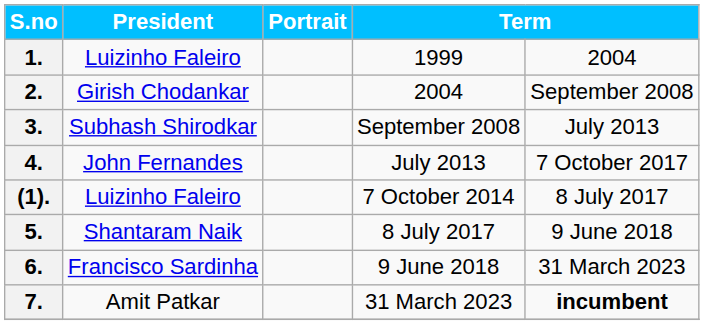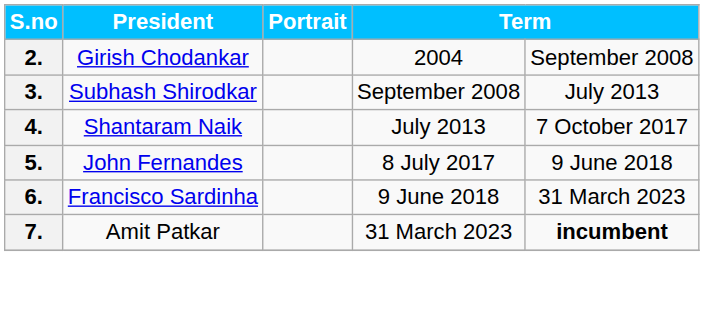- row: (34, 57)
(163, 162) John Fernandes -> (163, 127) Shantaram Naik
- row: (34, 197)
(163, 232) Shantaram Naik -> (163, 162) John Fernandes
